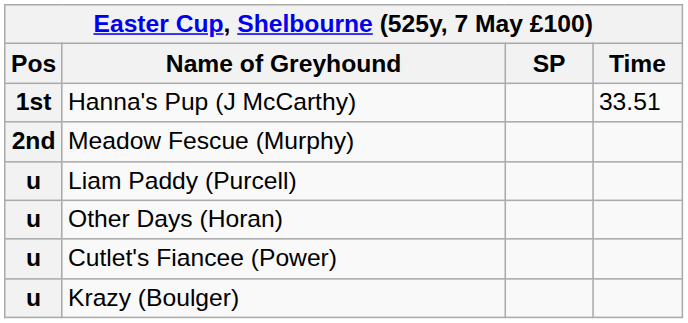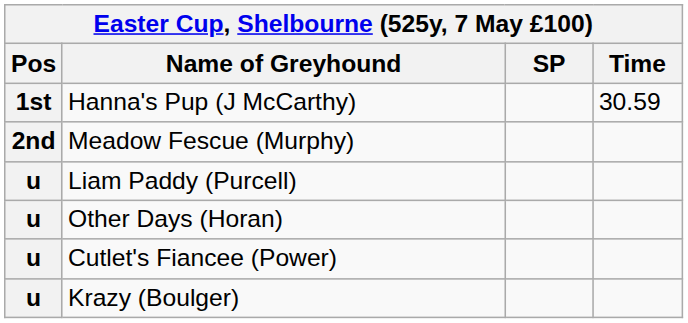(630, 102) 33.51 -> (630, 102) 30.59
